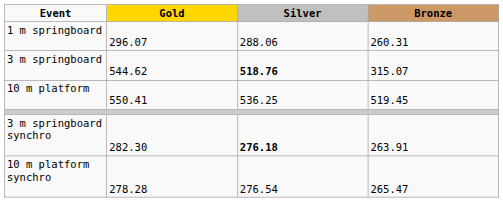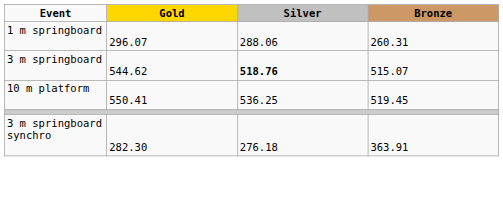(389, 72) 315.07 -> (389, 72) 515.07
(259, 147) bold -> (259, 147) normal
(389, 147) 263.91 -> (389, 147) 363.91
- row: (48, 171)
